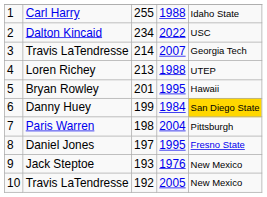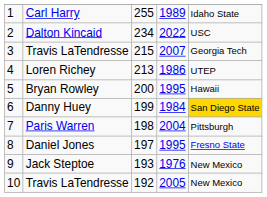(172, 13) 1988 -> (172, 13) 1989
(144, 51) 214 -> (144, 51) 215
(172, 70) 1988 -> (172, 70) 1986
(144, 88) 201 -> (144, 88) 200
